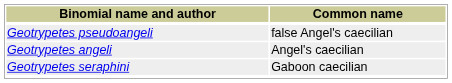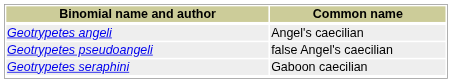rows swapped: (60, 50) <-> (80, 32)
